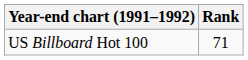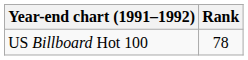(221, 42) 71 -> (221, 42) 78
